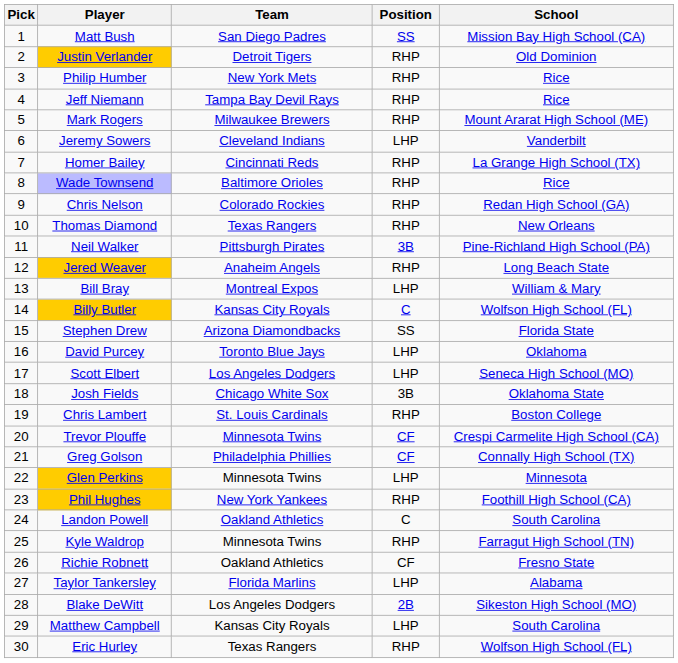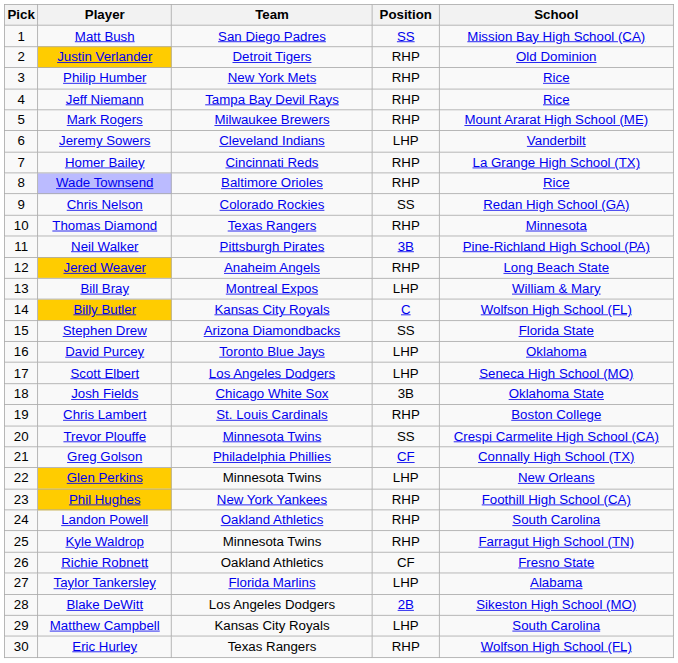(406, 204) RHP -> (406, 204) SS
(556, 225) New Orleans -> (556, 225) Minnesota
(406, 436) CF -> (406, 436) SS
(556, 478) Minnesota -> (556, 478) New Orleans
(406, 520) C -> (406, 520) RHP
